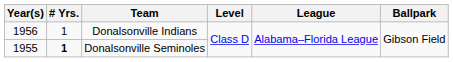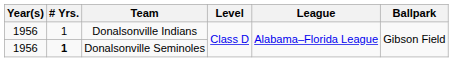(25, 48) 1955 -> (25, 48) 1956
